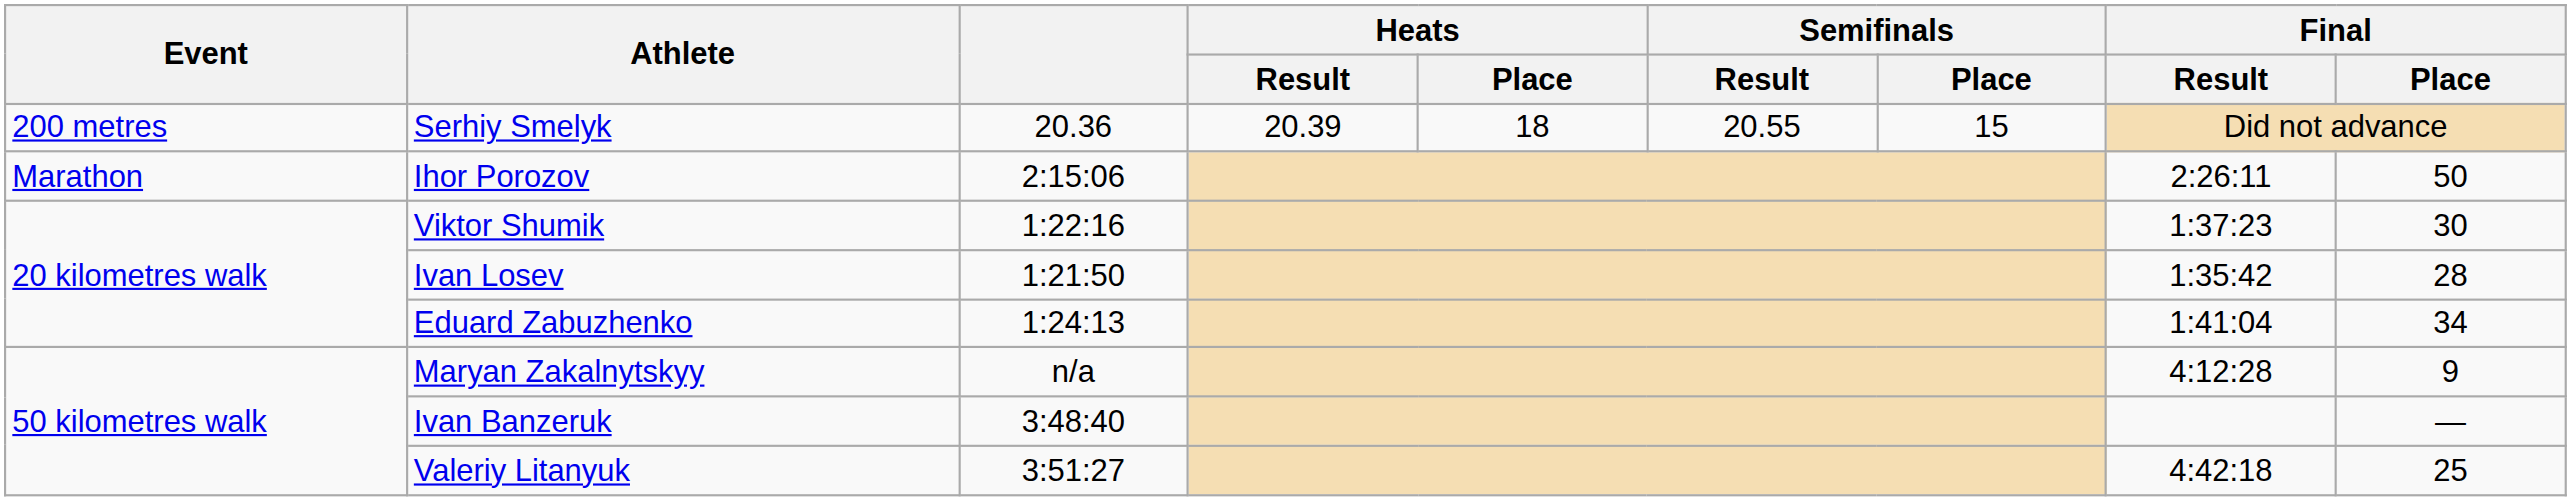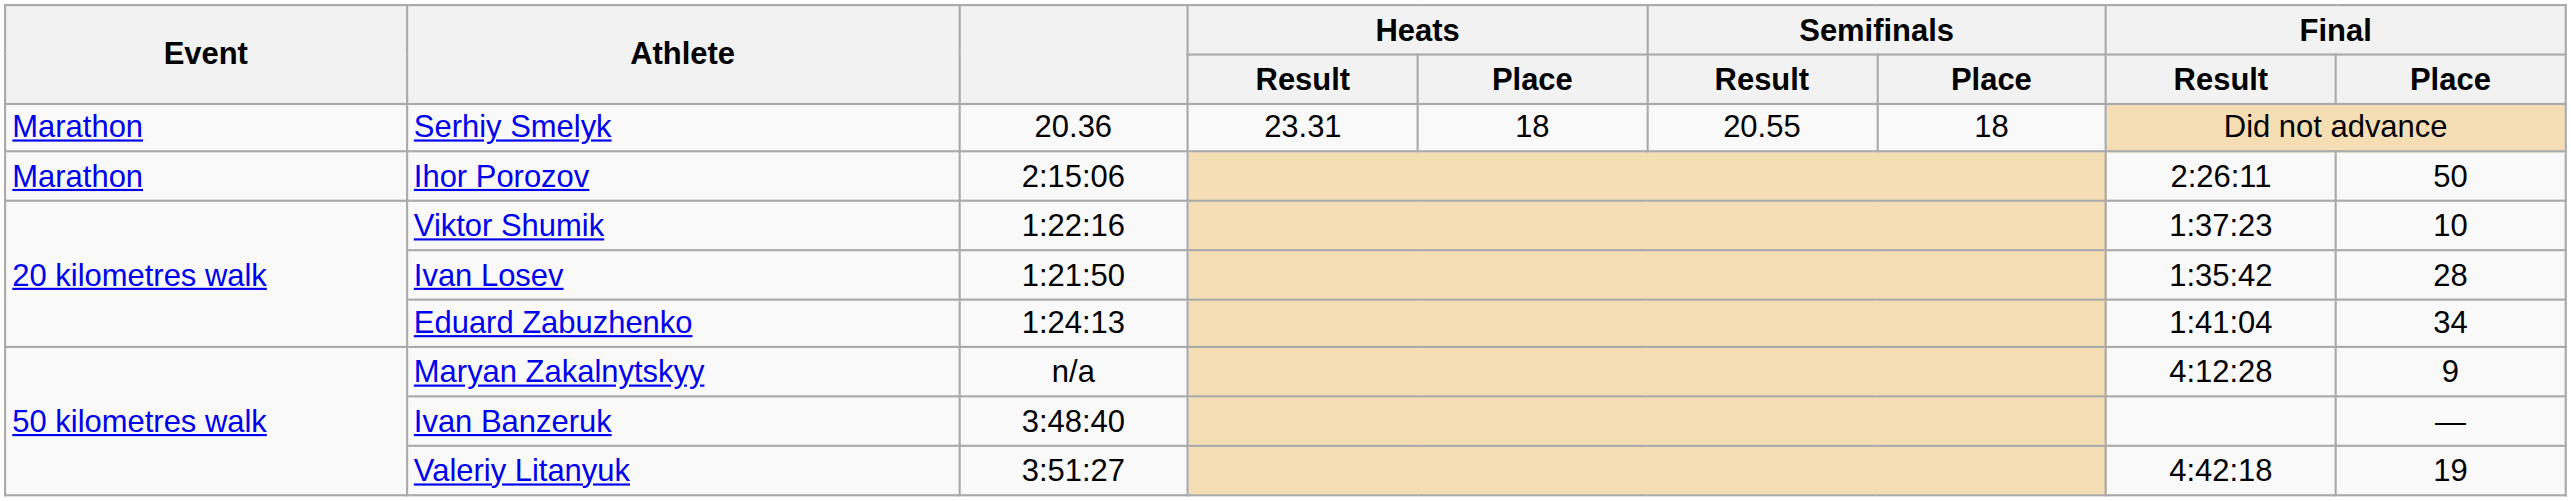(90, 128) 200 metres -> (78, 128) Marathon
(1303, 128) 20.39 -> (1303, 128) 23.31
(1991, 128) 15 -> (1991, 128) 18
(2450, 226) 30 -> (2450, 226) 10
(2450, 470) 25 -> (2450, 470) 19
